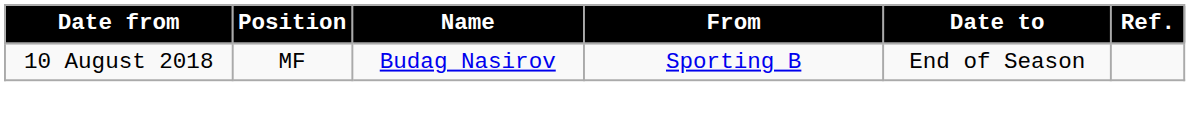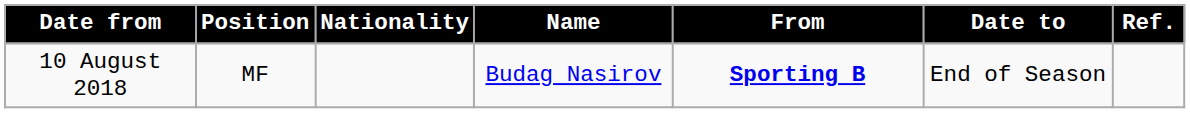+ column: (395, 24)
(734, 62) normal -> (798, 75) bold
